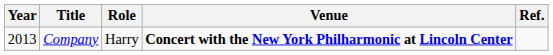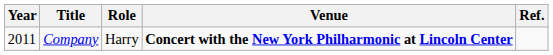(22, 38) 2013 -> (22, 38) 2011
